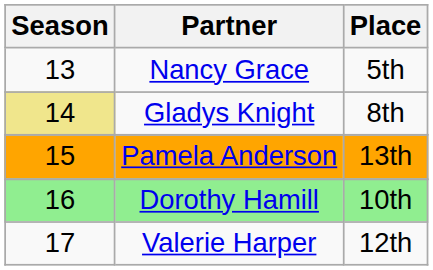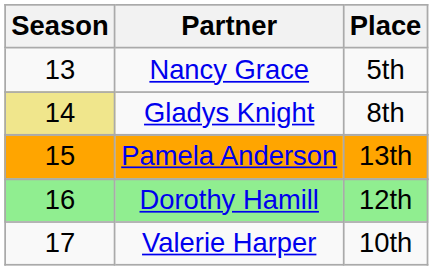(386, 199) 10th -> (386, 199) 12th
(386, 243) 12th -> (386, 243) 10th
